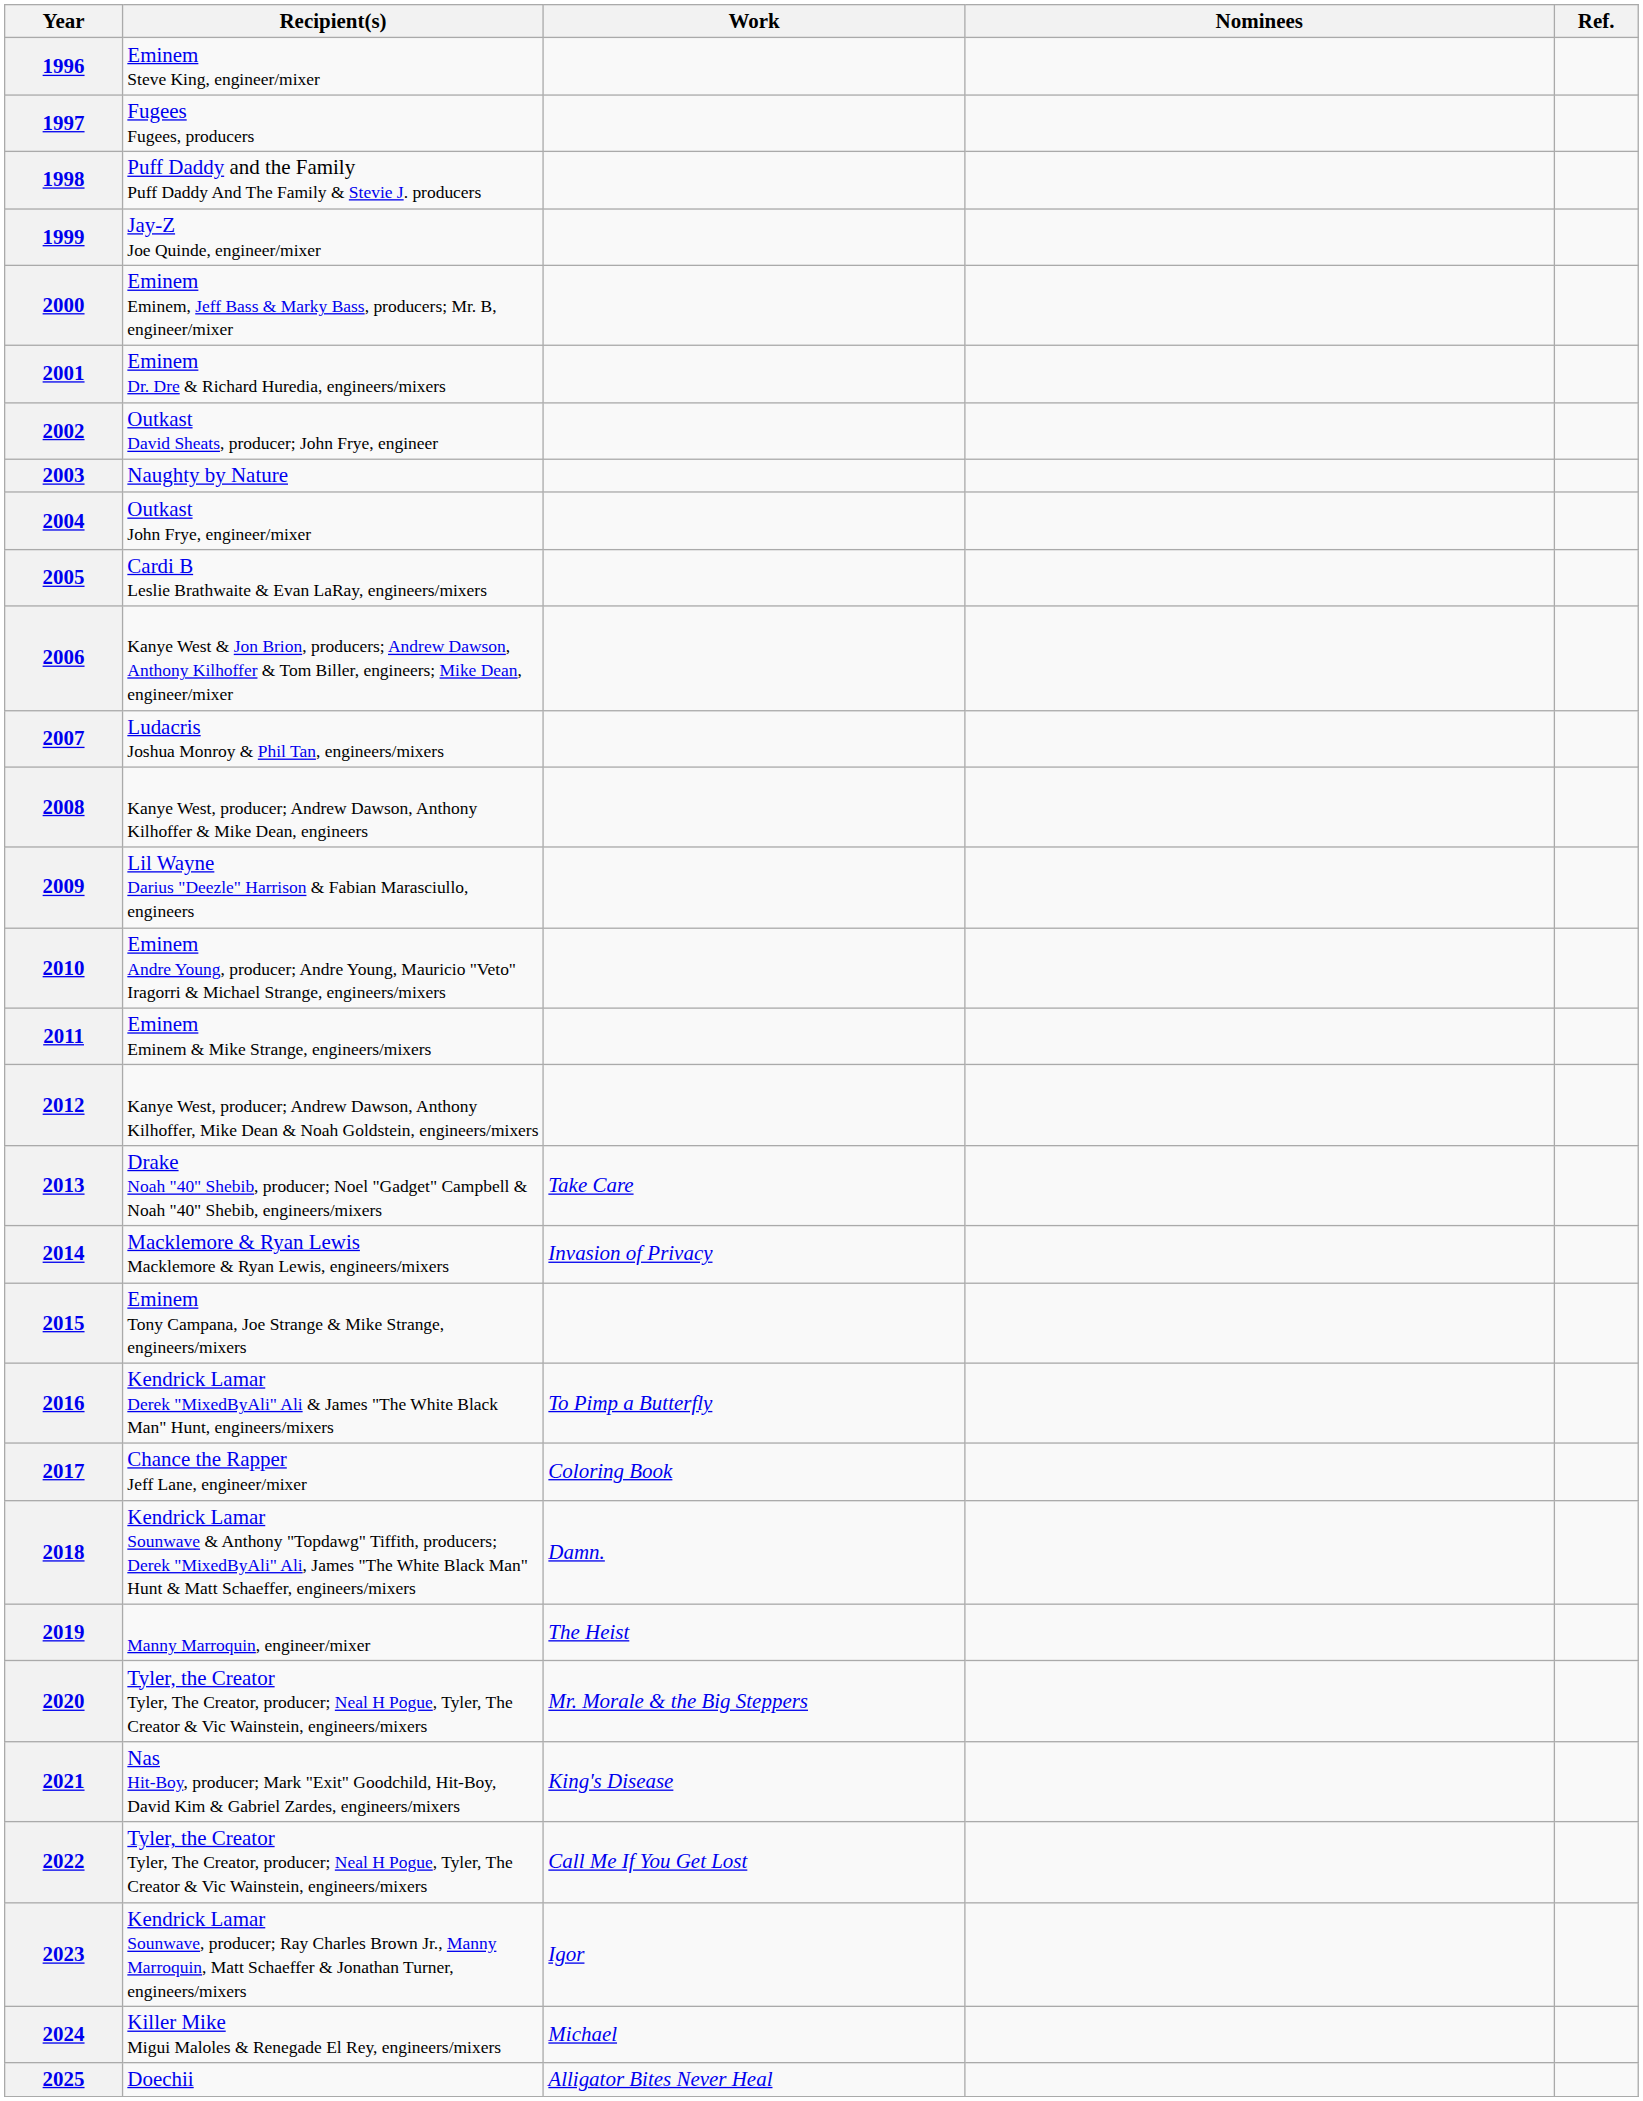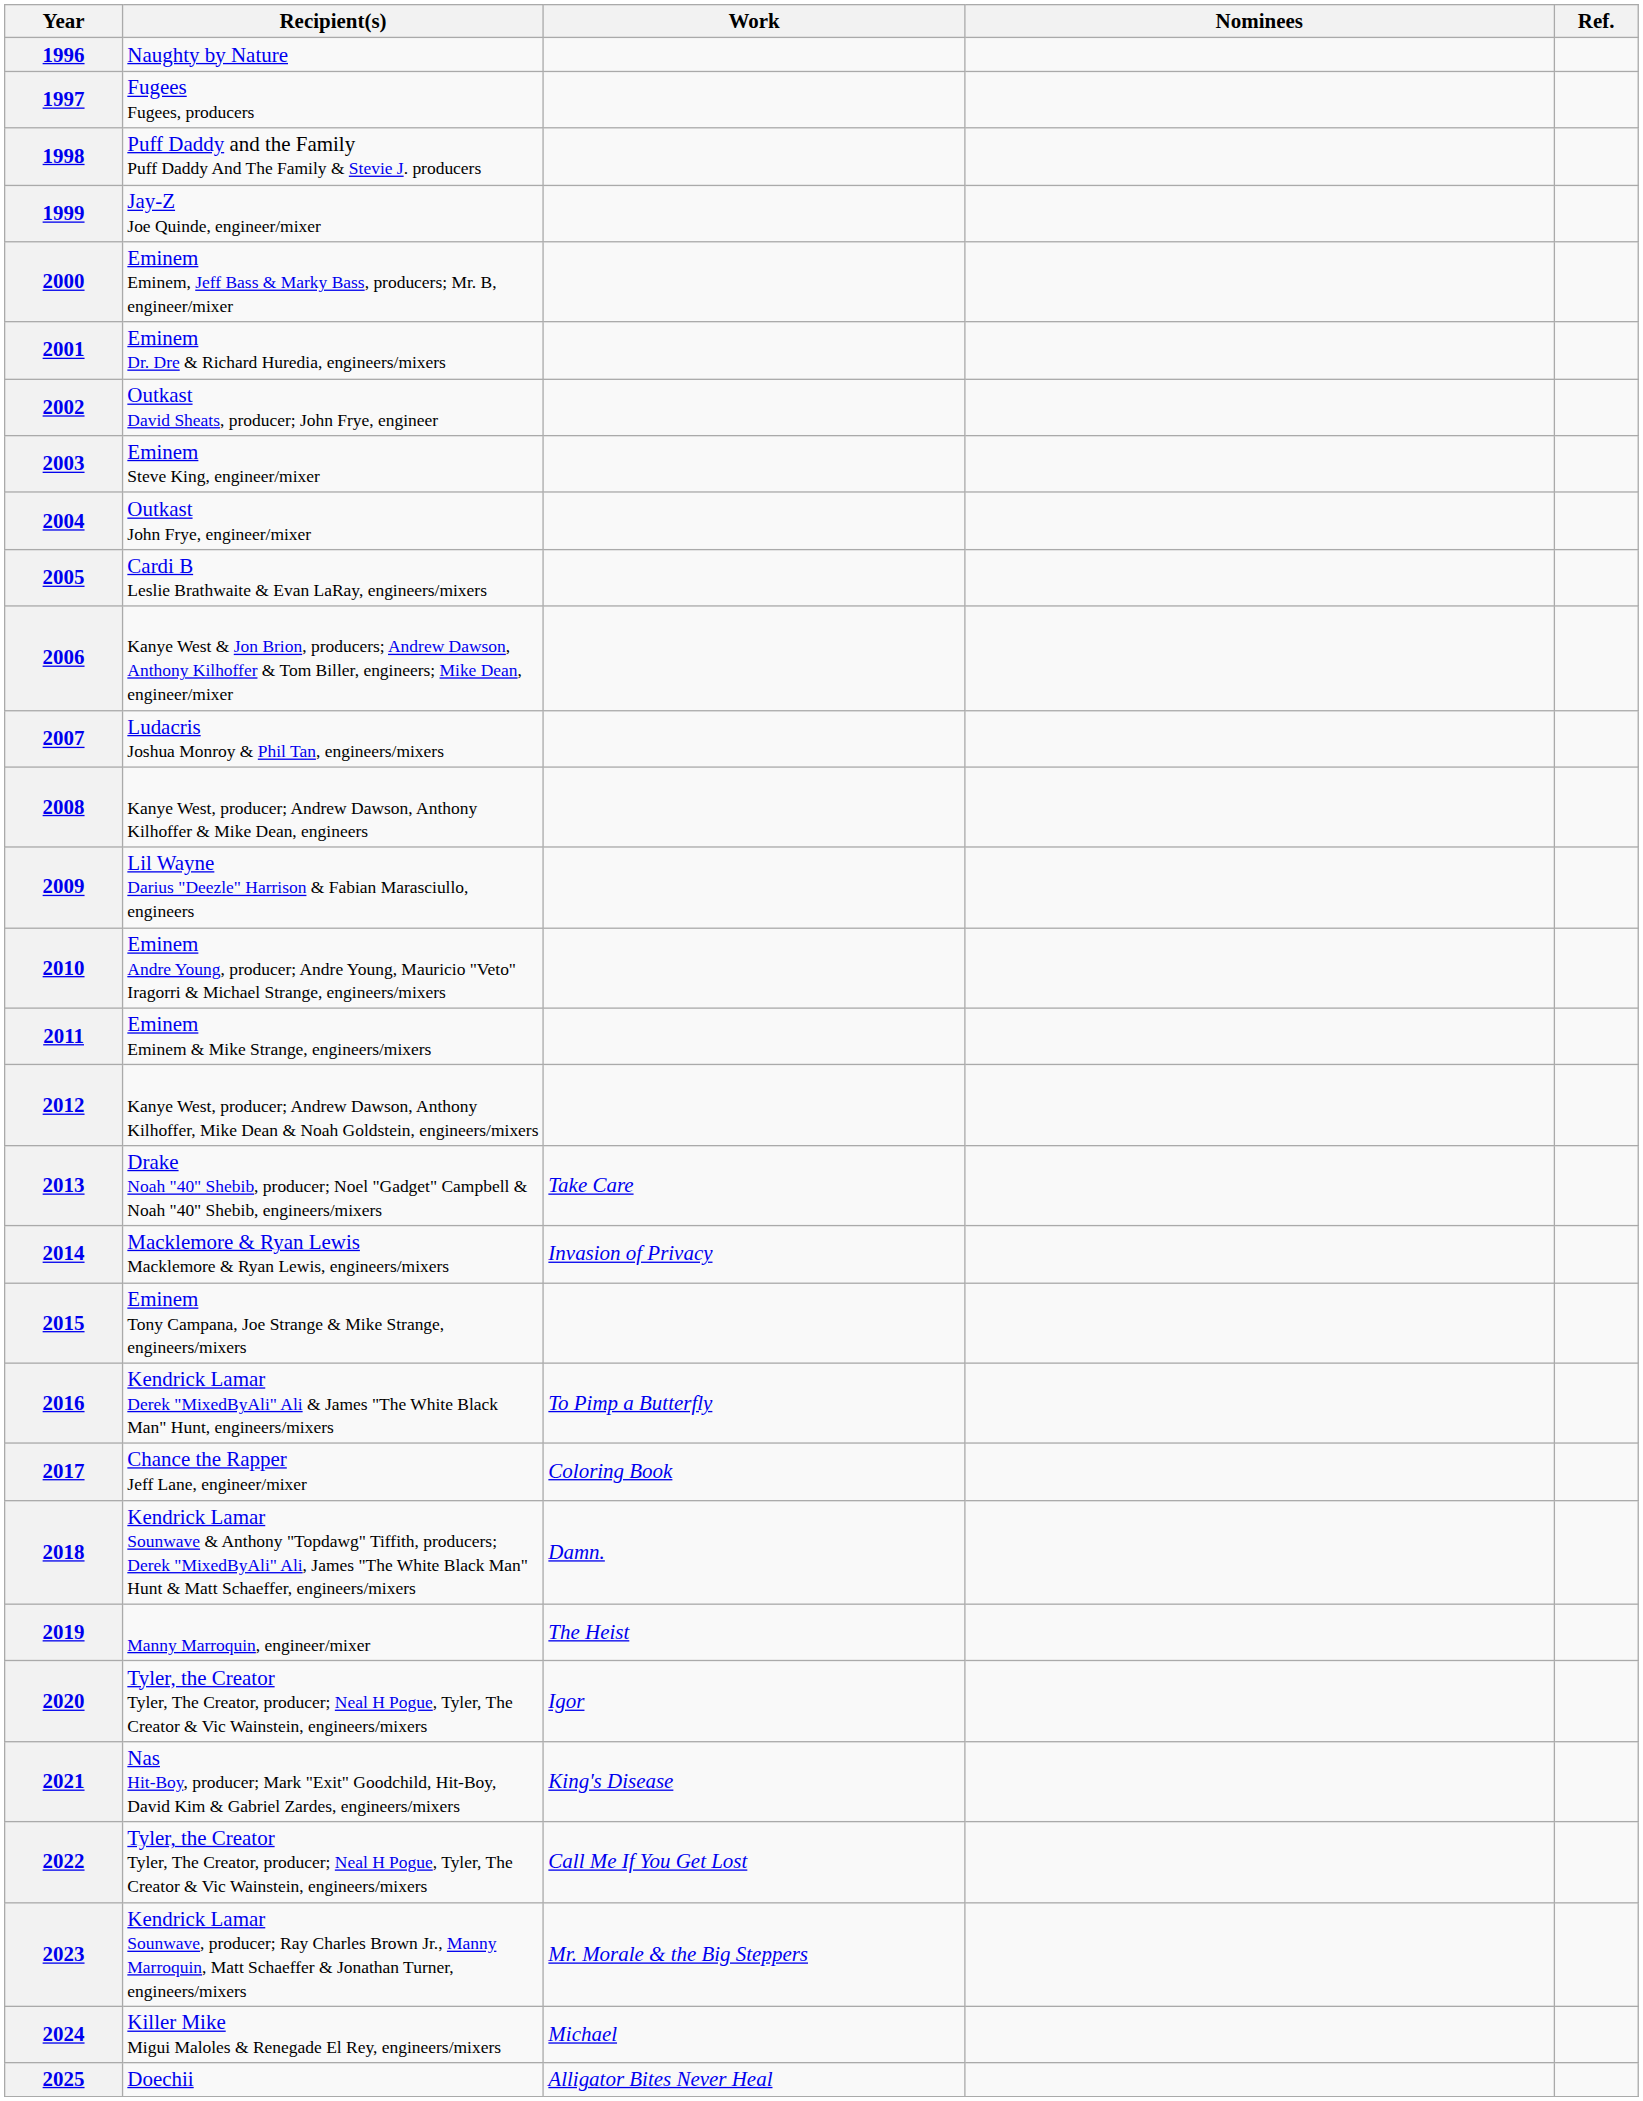(224, 66) Eminem Steve King, engineer/mixer -> (208, 54) Naughty by Nature
(208, 475) Naughty by Nature -> (224, 463) Eminem Steve King, engineer/mixer
(678, 1701) Mr. Morale & the Big Steppers -> (566, 1701) Igor
(566, 1954) Igor -> (678, 1954) Mr. Morale & the Big Steppers
